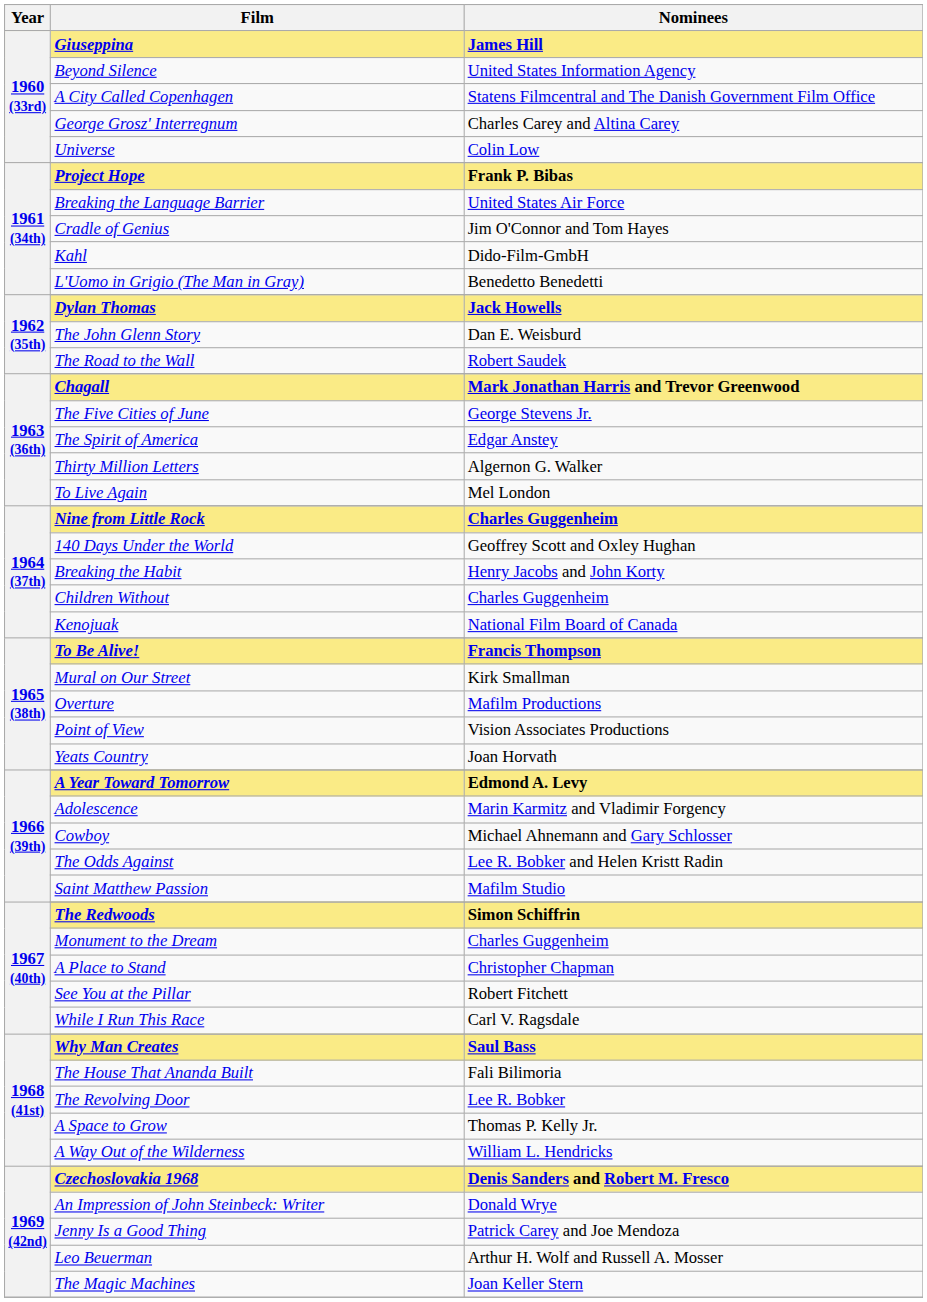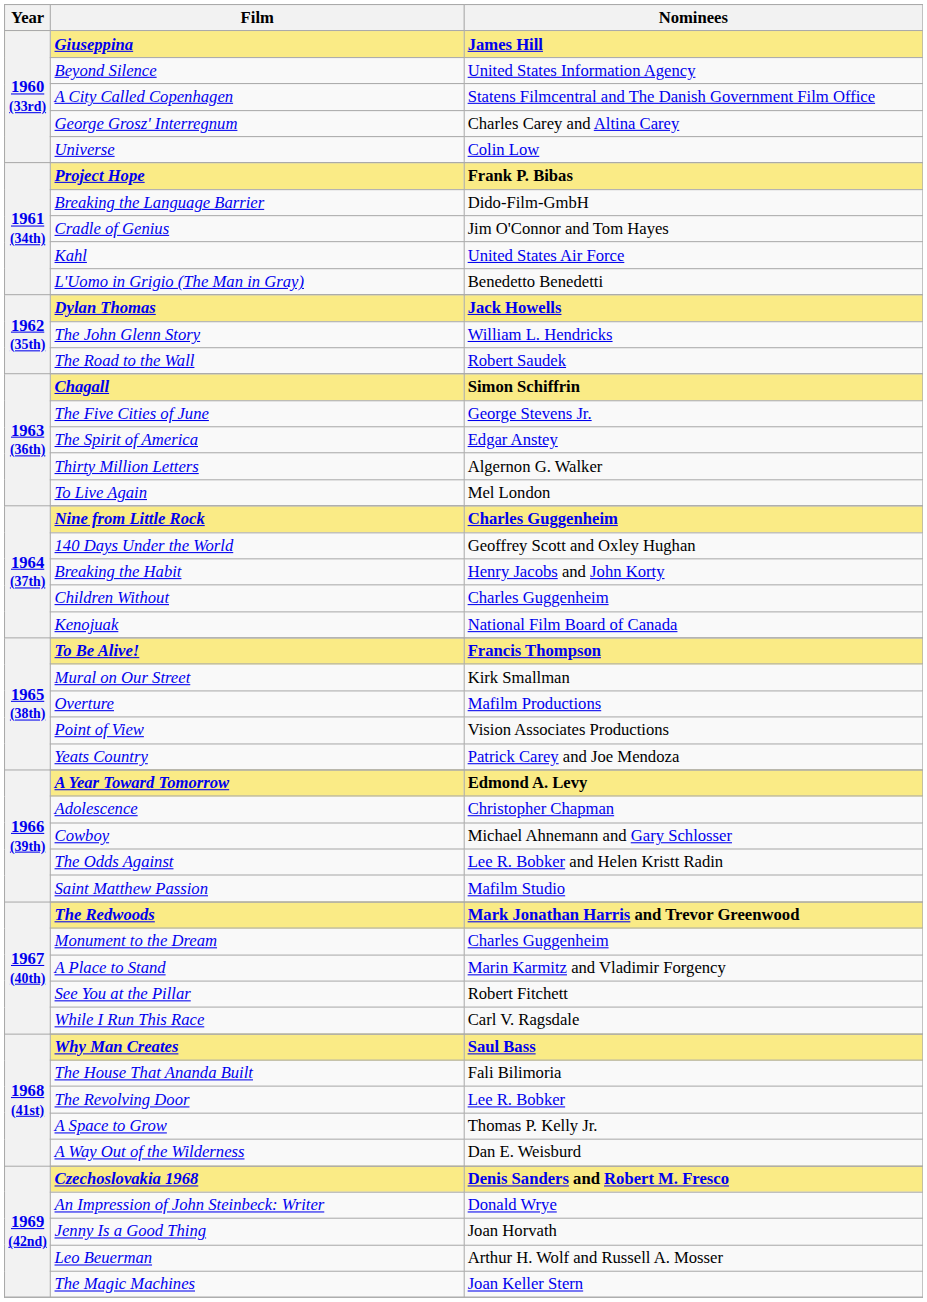(546, 202) United States Air Force -> (528, 202) Dido-Film-GmbH
(528, 255) Dido-Film-GmbH -> (546, 255) United States Air Force
(524, 334) Dan E. Weisburd -> (540, 334) William L. Hendricks
(634, 387) Mark Jonathan Harris and Trevor Greenwood -> (524, 387) Simon Schiffrin
(512, 756) Joan Horvath -> (573, 756) Patrick Carey and Joe Mendoza
(597, 809) Marin Karmitz and Vladimir Forgency -> (541, 809) Christopher Chapman
(524, 914) Simon Schiffrin -> (634, 914) Mark Jonathan Harris and Trevor Greenwood
(541, 967) Christopher Chapman -> (597, 967) Marin Karmitz and Vladimir Forgency
(540, 1152) William L. Hendricks -> (524, 1152) Dan E. Weisburd
(573, 1231) Patrick Carey and Joe Mendoza -> (512, 1231) Joan Horvath
